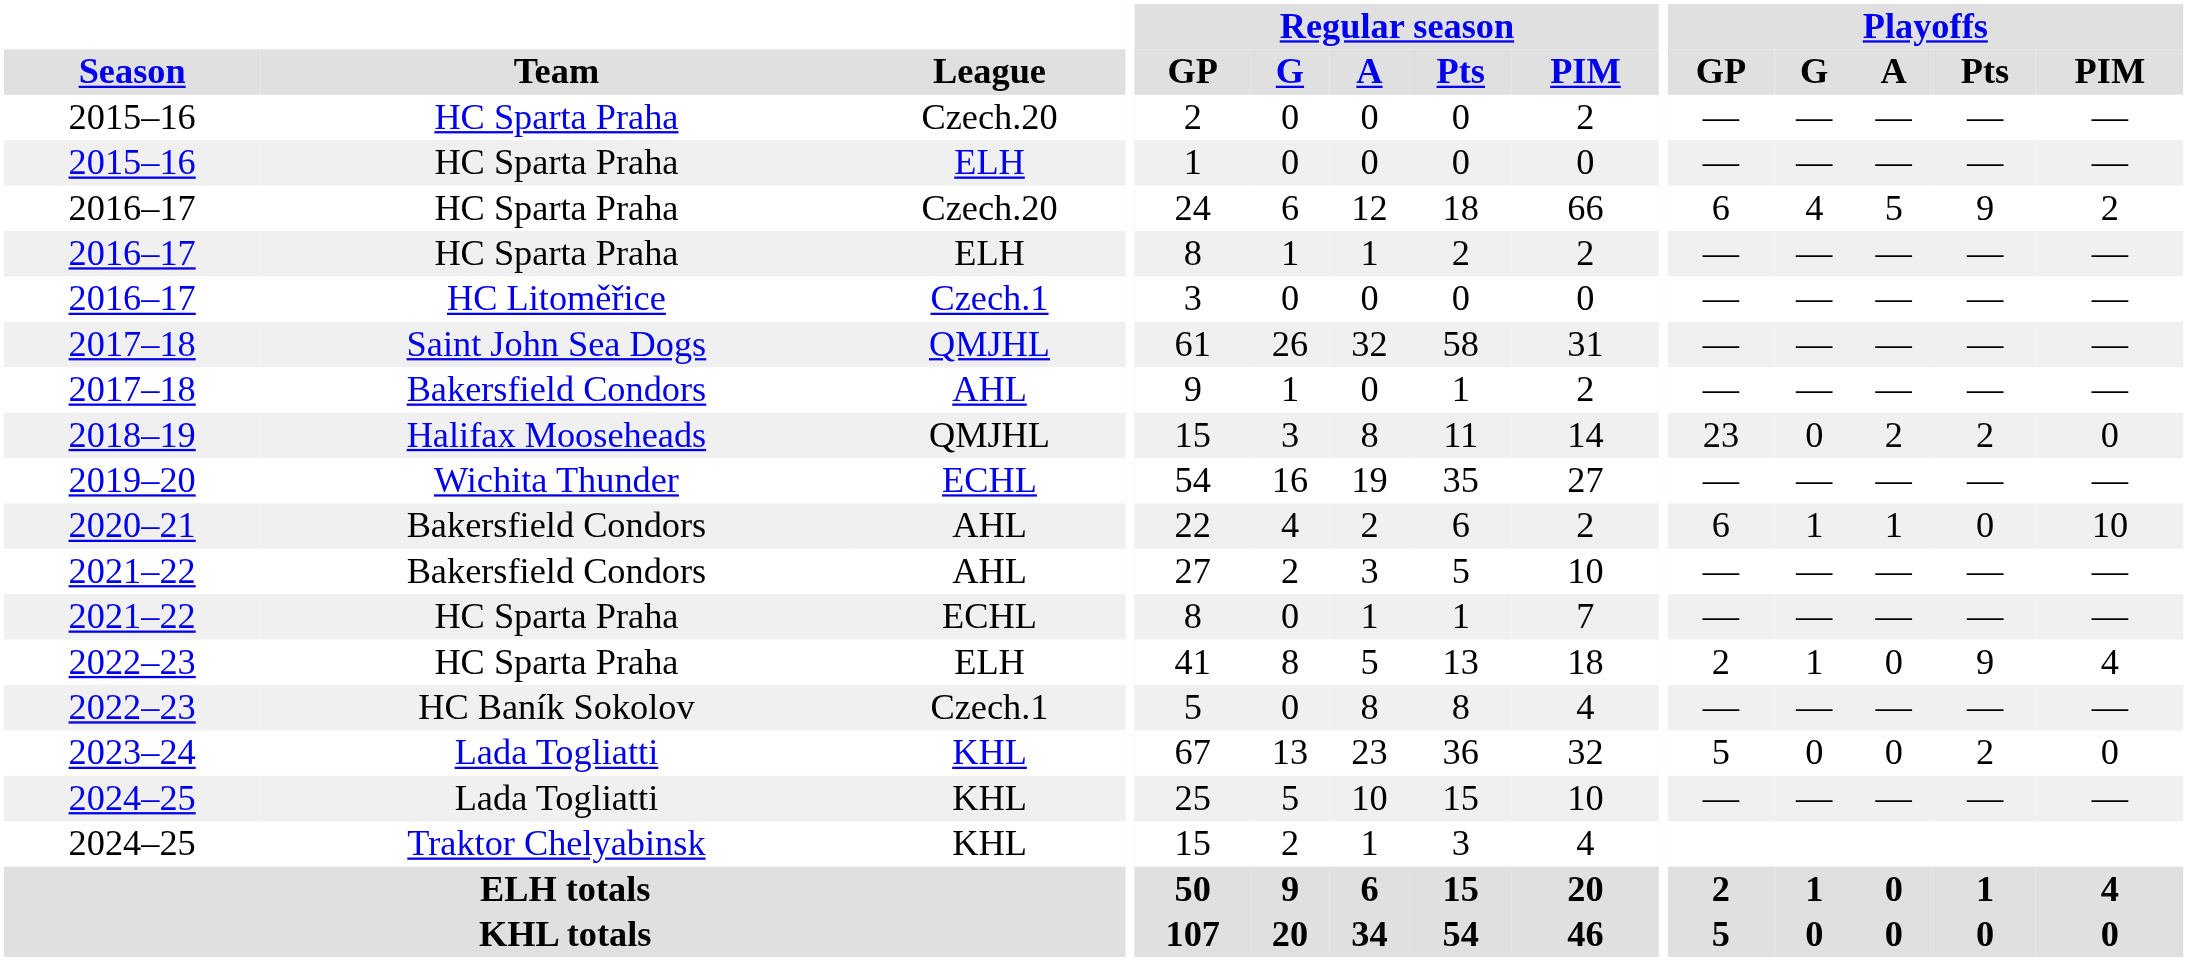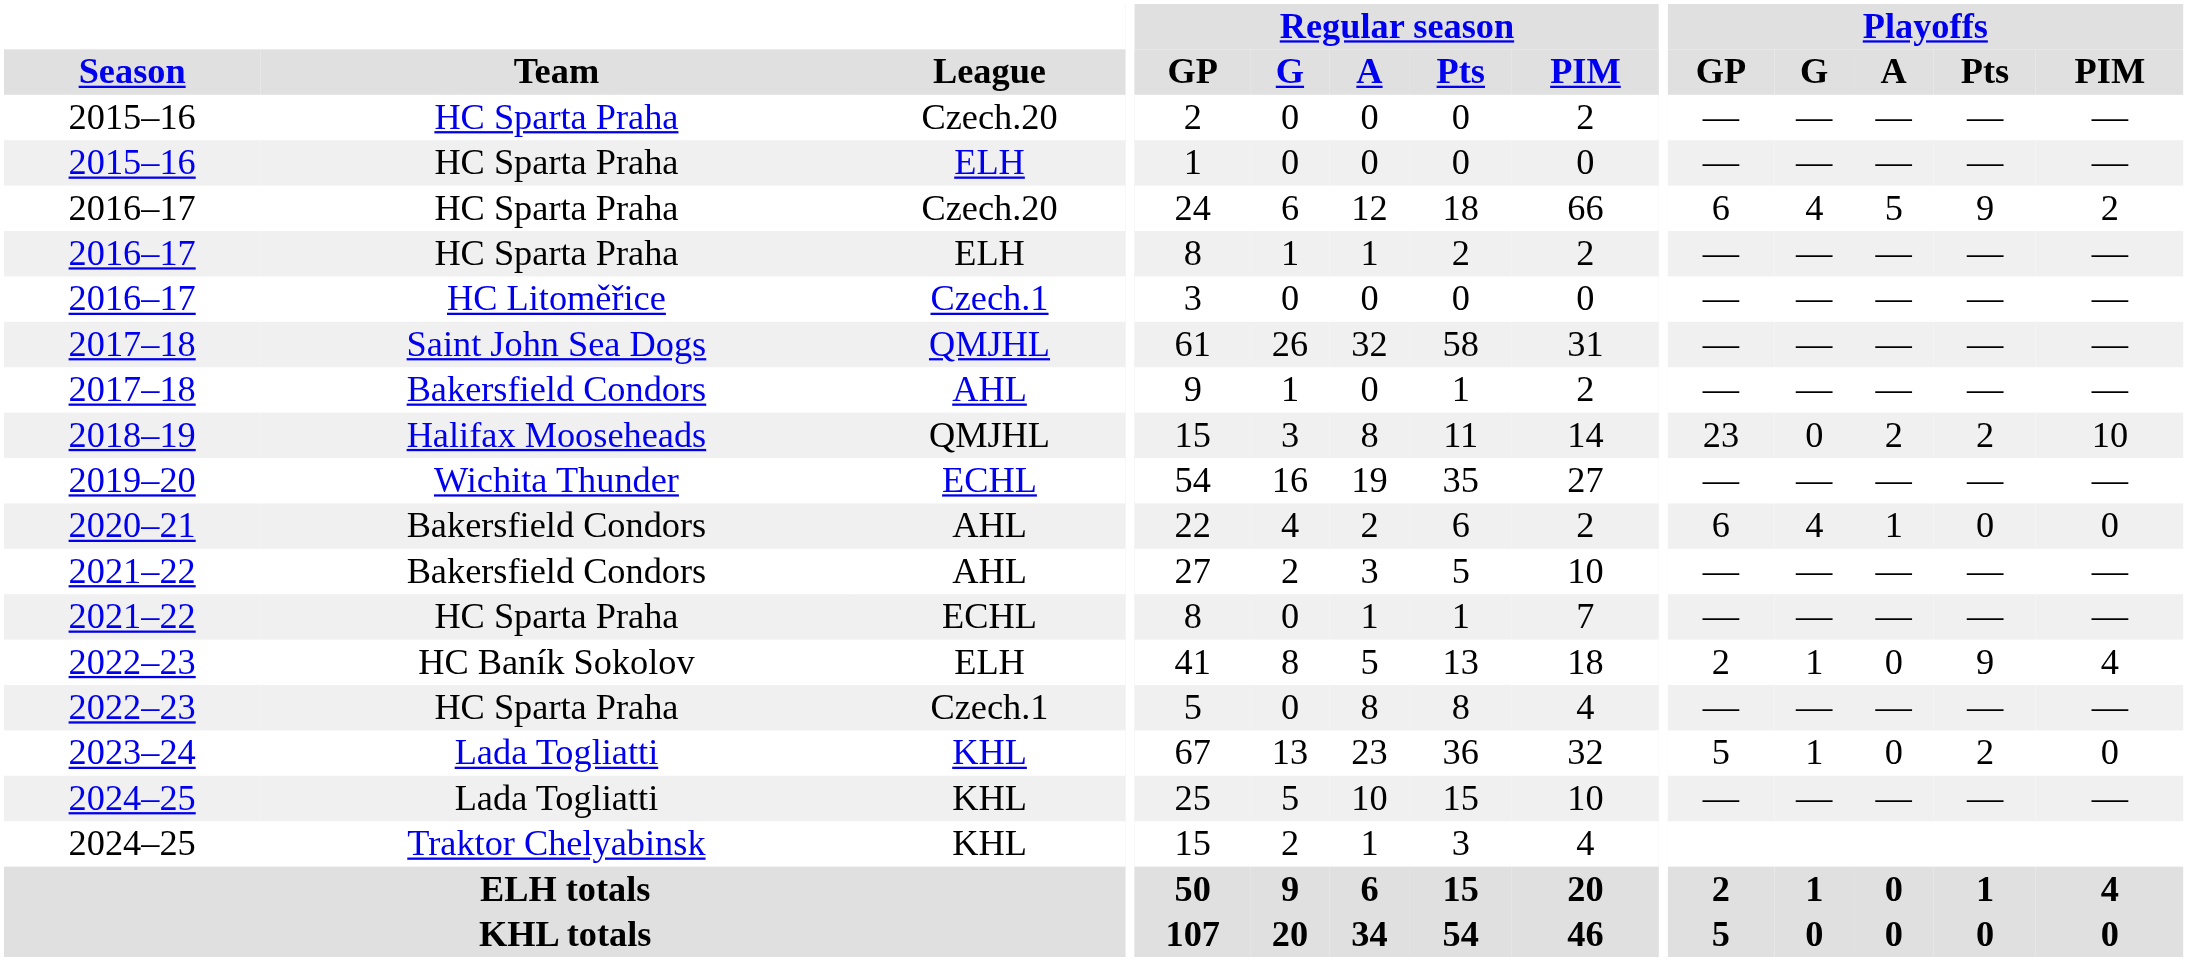(2110, 434) 0 -> (2110, 434) 10
(1814, 525) 1 -> (1814, 525) 4
(2110, 525) 10 -> (2110, 525) 0
(556, 661) HC Sparta Praha -> (556, 661) HC Baník Sokolov
(556, 707) HC Baník Sokolov -> (556, 707) HC Sparta Praha
(1814, 752) 0 -> (1814, 752) 1
